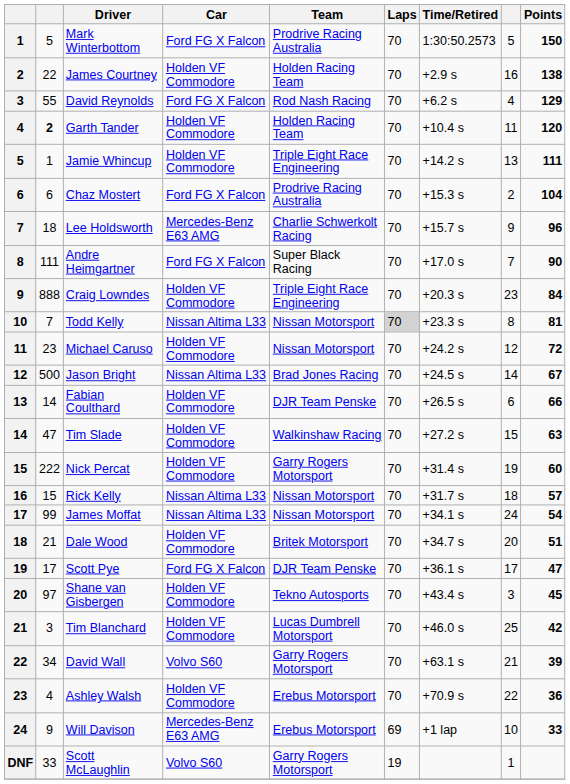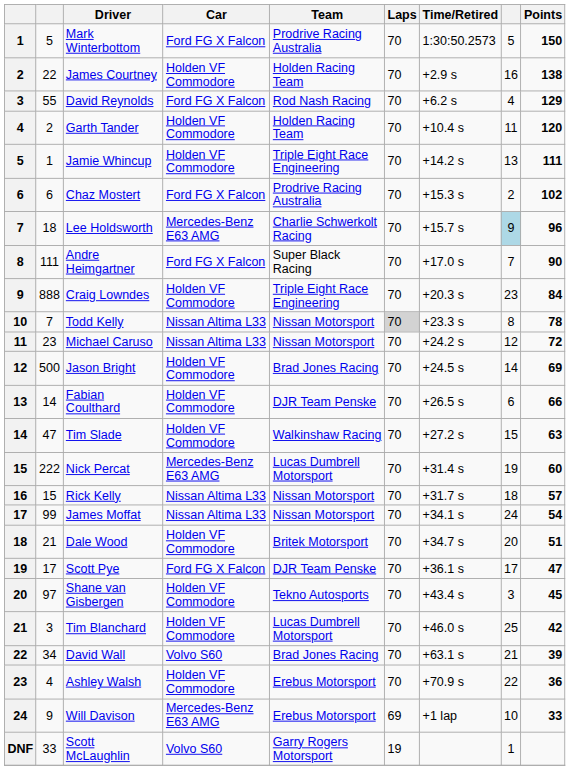(49, 127) bold -> (49, 127) normal
(552, 194) 104 -> (552, 194) 102
(511, 228) no background -> (511, 228) lightblue background
(555, 322) 81 -> (555, 322) 78
(200, 348) Holden VF Commodore -> (216, 341) Nissan Altima L33
(216, 375) Nissan Altima L33 -> (200, 368) Holden VF Commodore
(555, 375) 67 -> (555, 368) 69
(200, 468) Holden VF Commodore -> (210, 468) Mercedes-Benz E63 AMG
(310, 468) Garry Rogers Motorsport -> (316, 468) Lucas Dumbrell Motorsport
(310, 662) Garry Rogers Motorsport -> (326, 655) Brad Jones Racing
